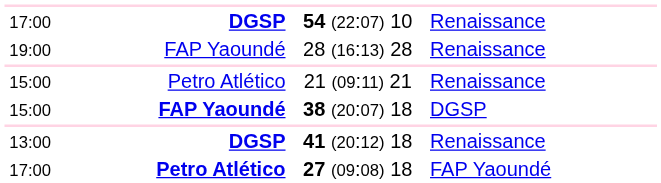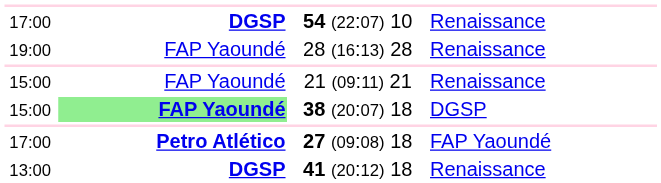(227, 81) Petro Atlético -> (225, 81) FAP Yaoundé
(222, 109) no background -> (222, 109) lightgreen background
rows swapped: (30, 143) <-> (30, 170)
